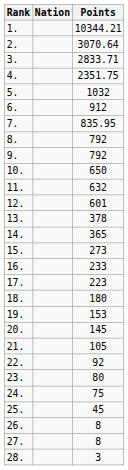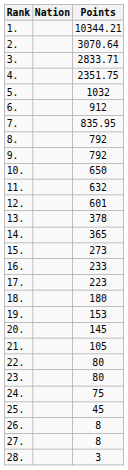(98, 362) 92 -> (98, 362) 80
